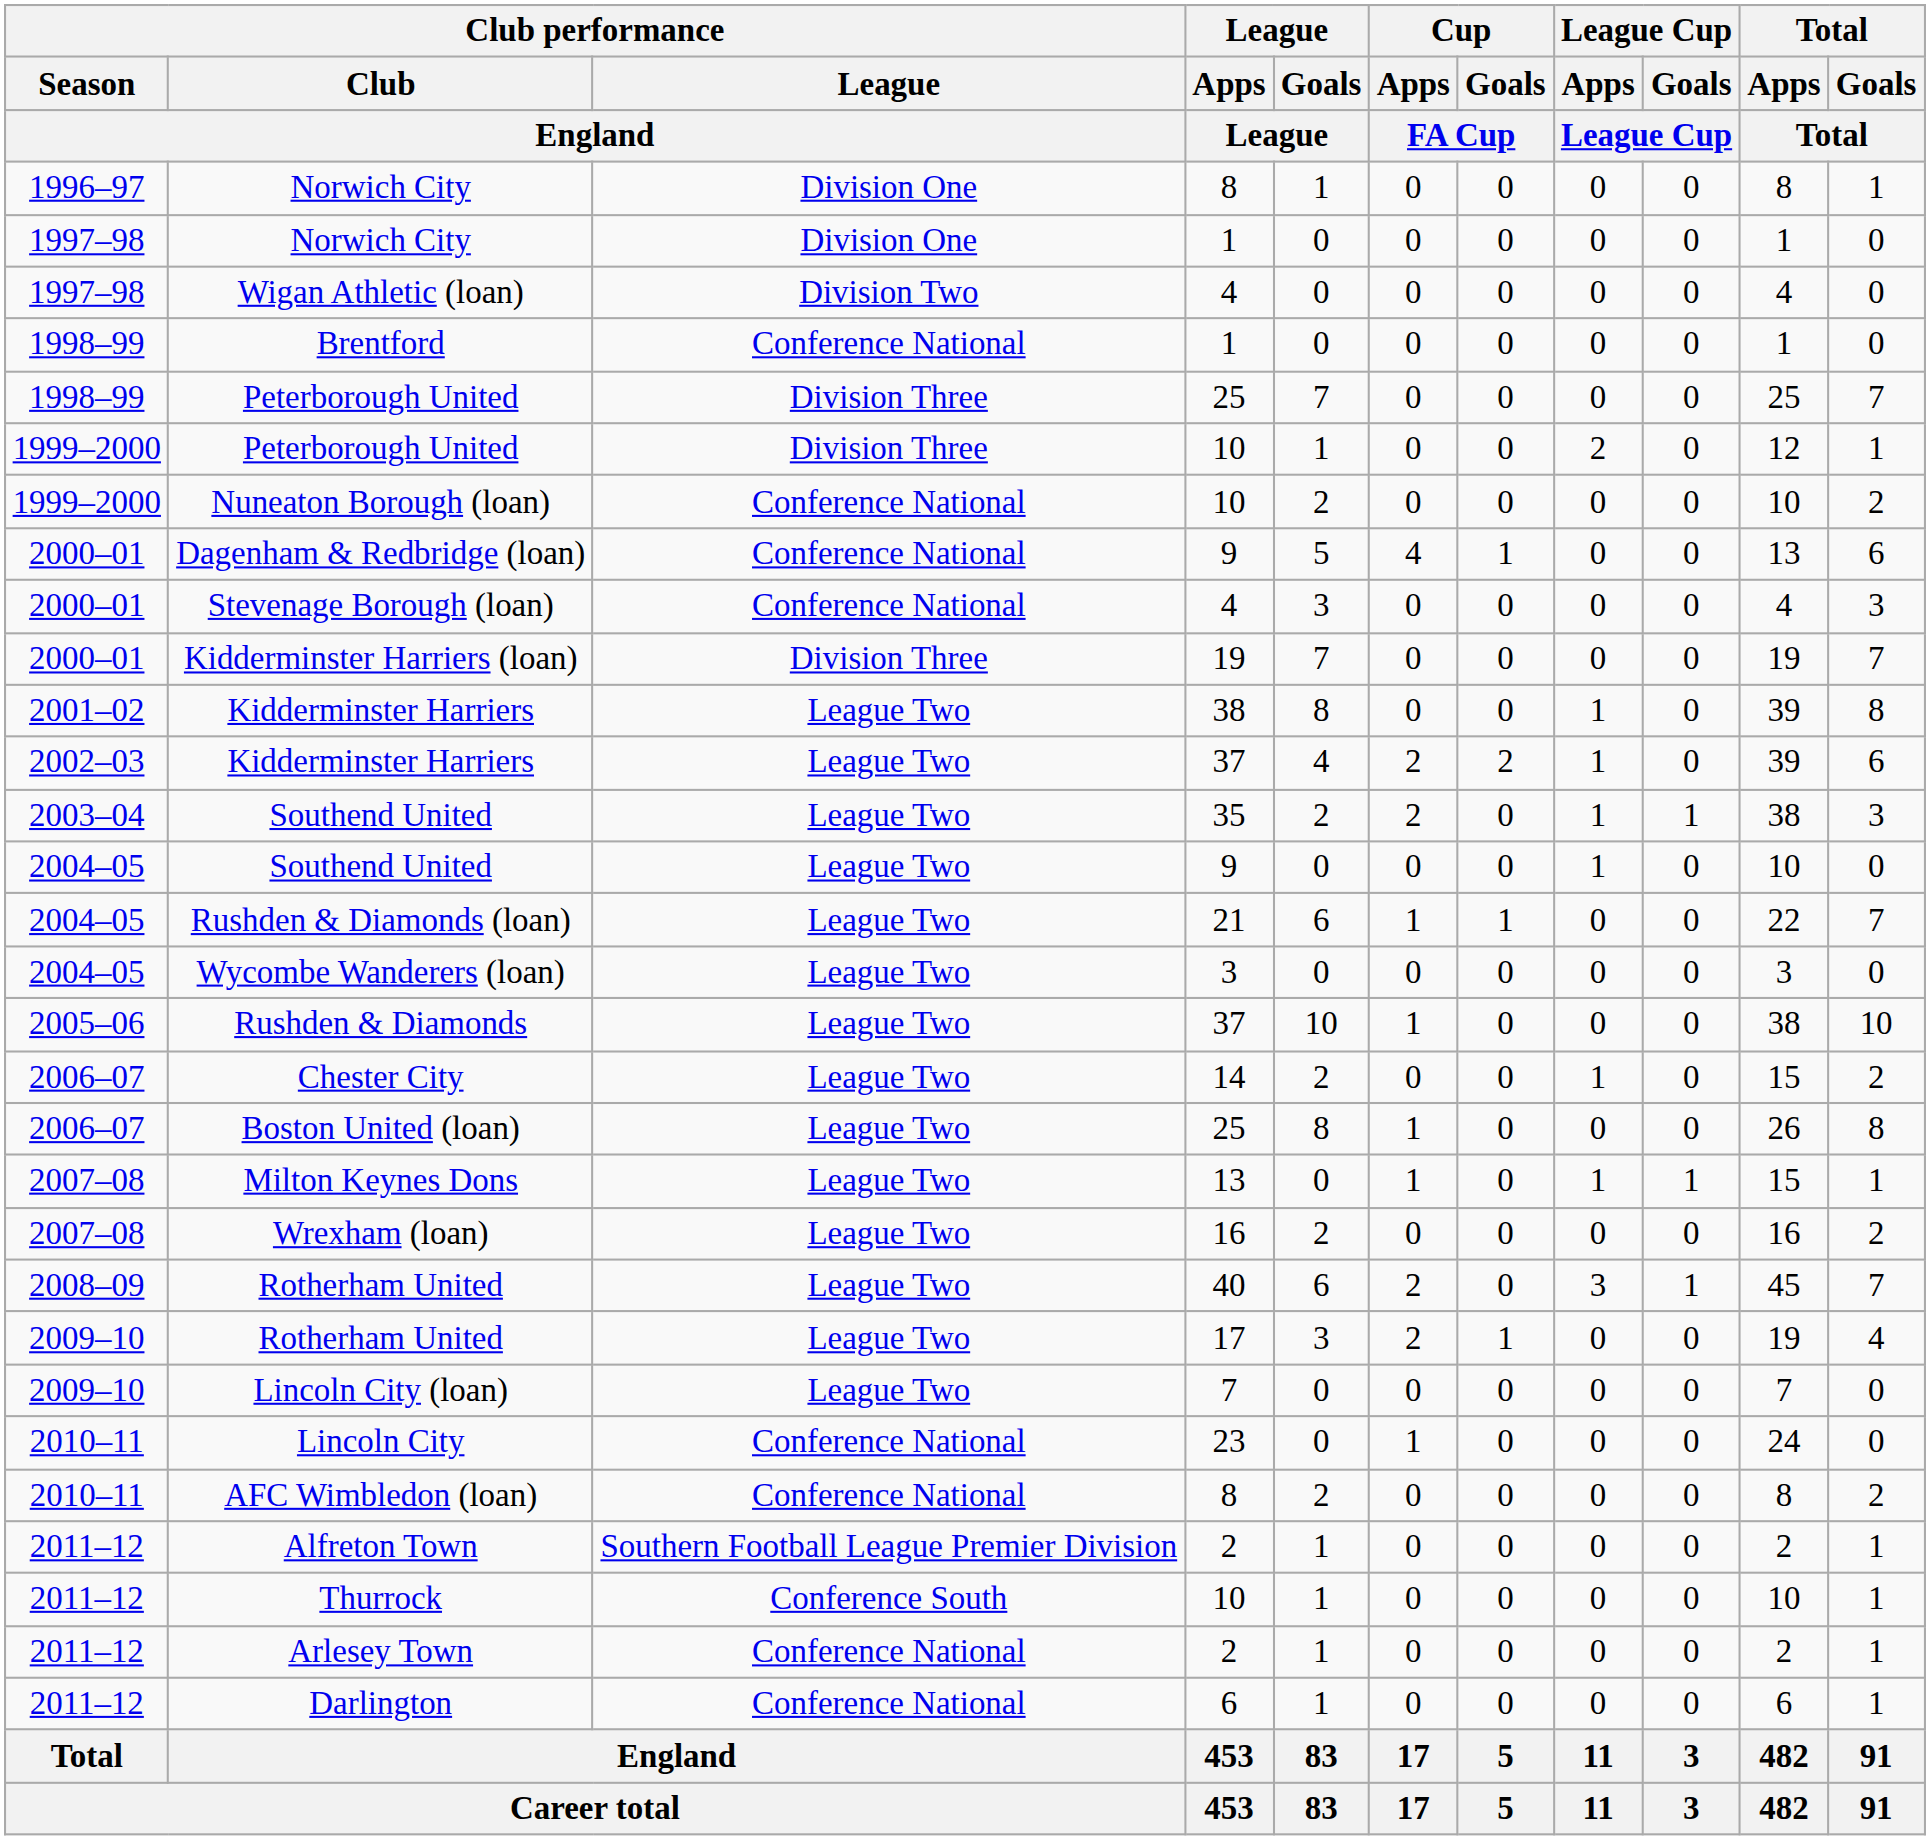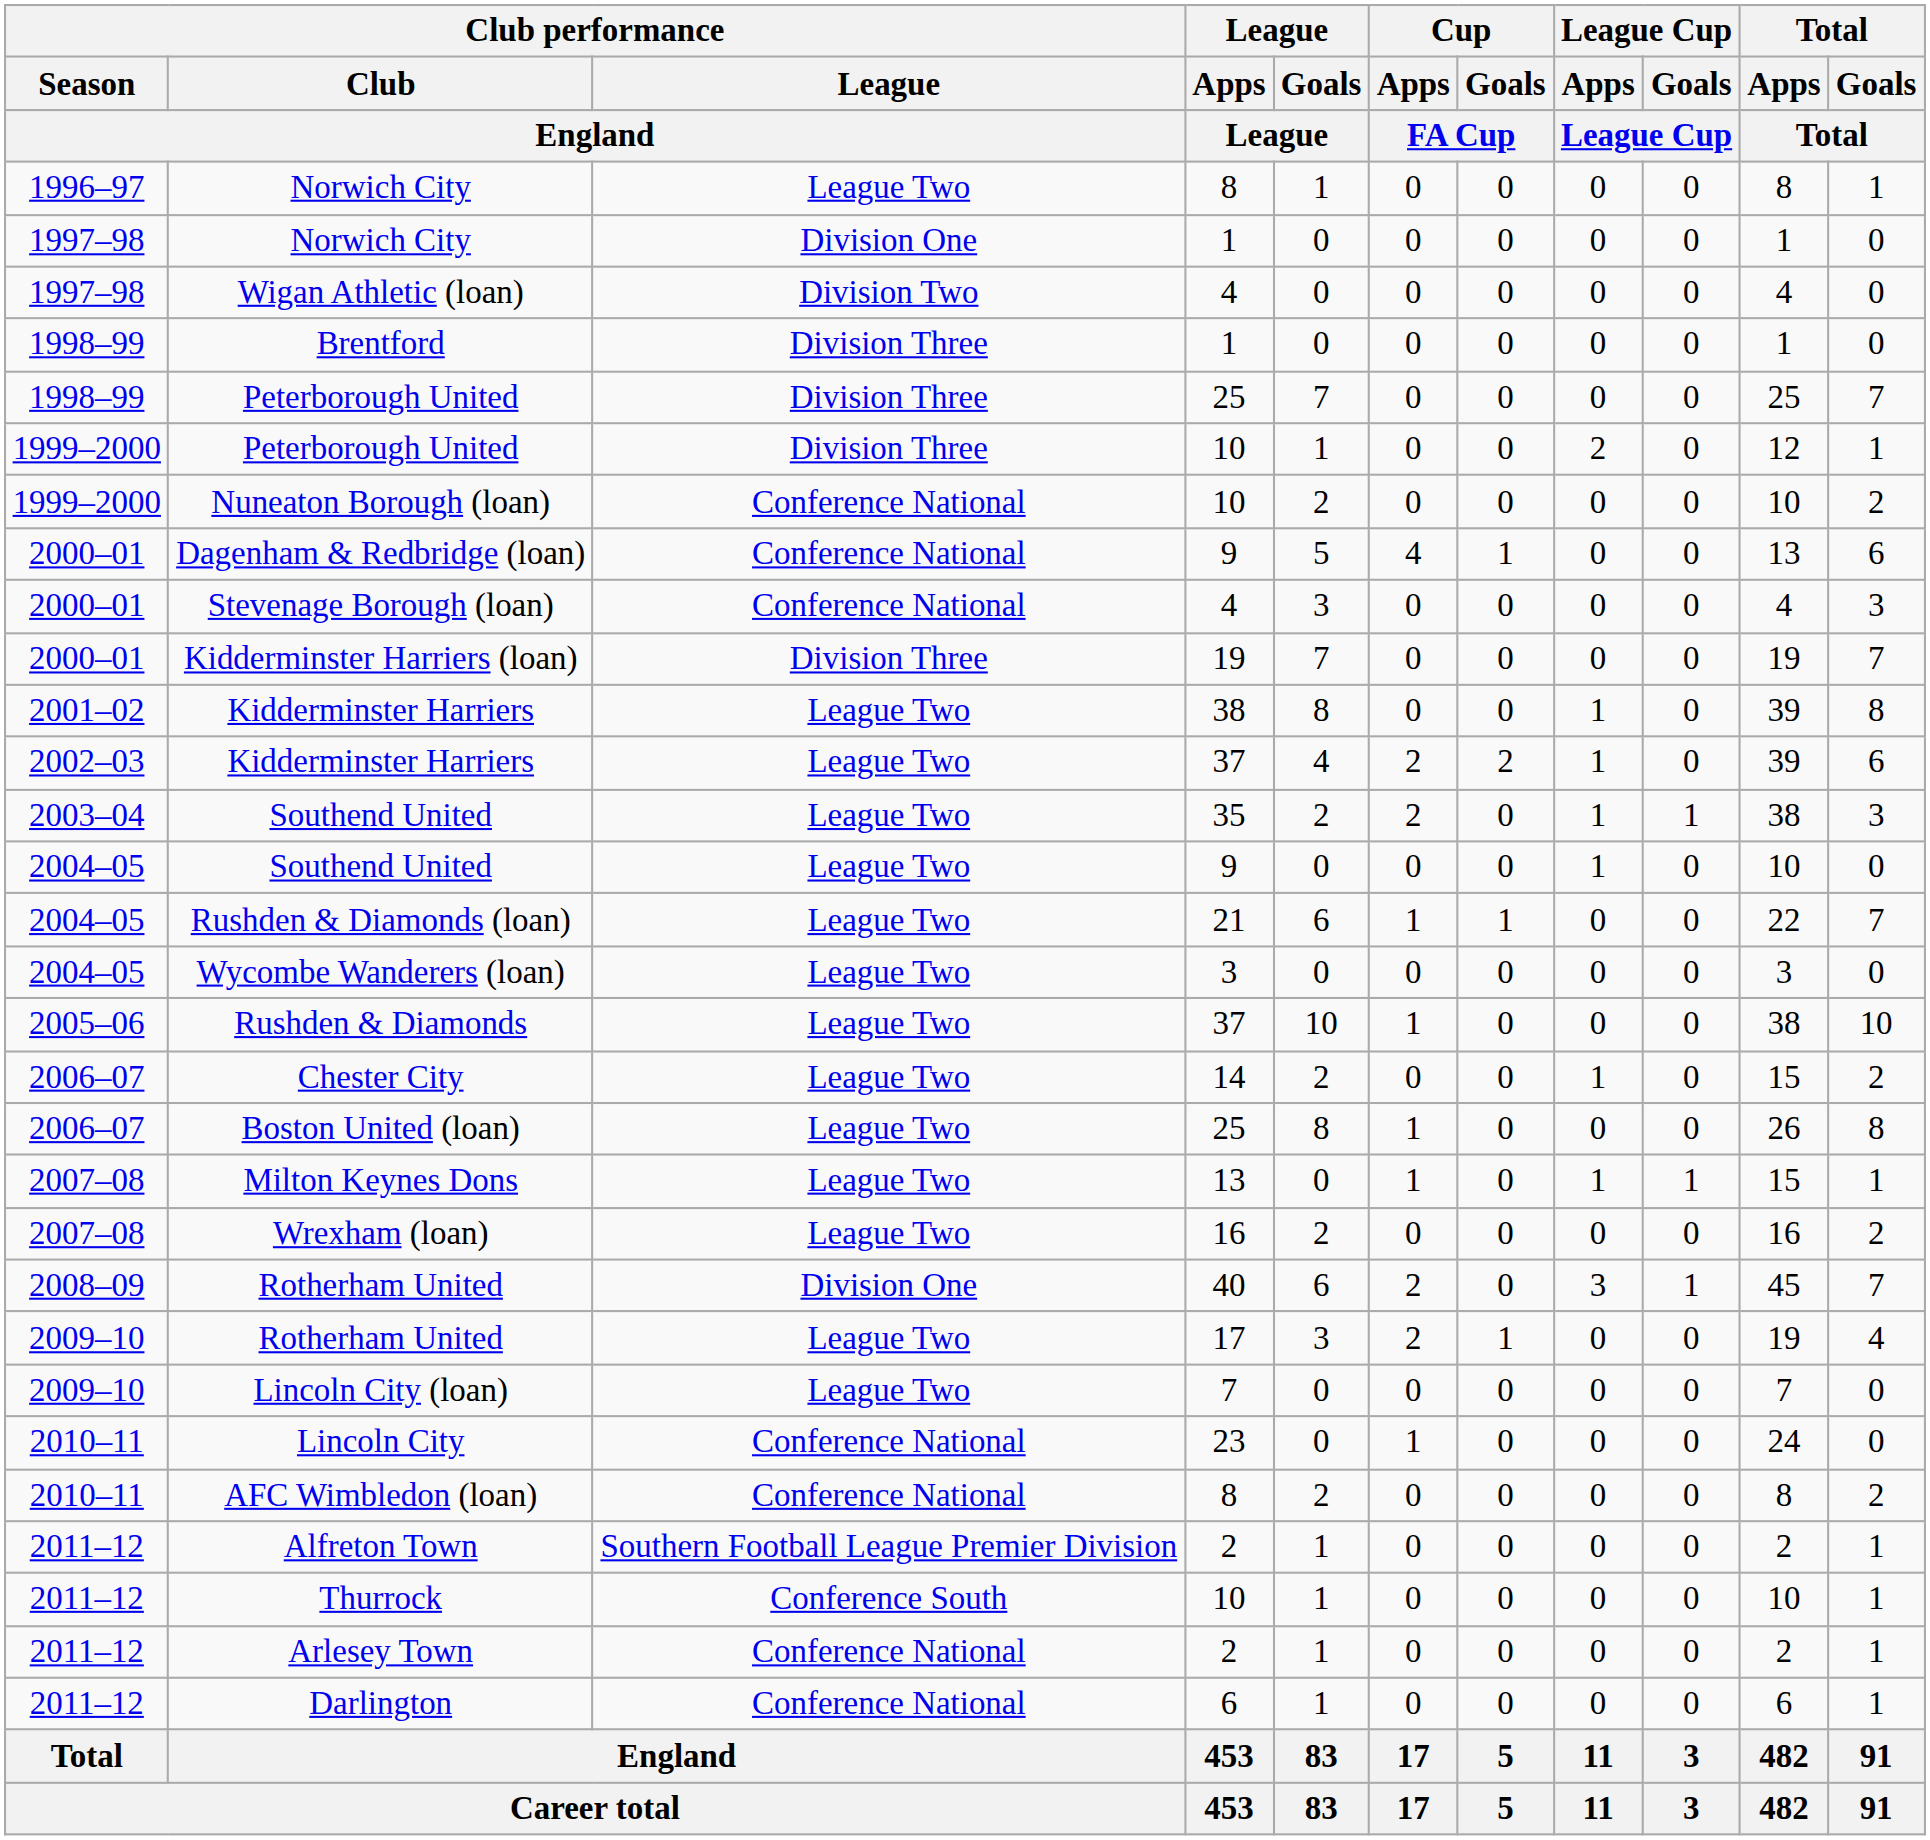(889, 187) Division One -> (889, 187) League Two
(889, 344) Conference National -> (889, 344) Division Three
(889, 1285) League Two -> (889, 1285) Division One
